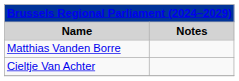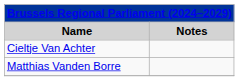rows swapped: (51, 66) <-> (64, 48)
